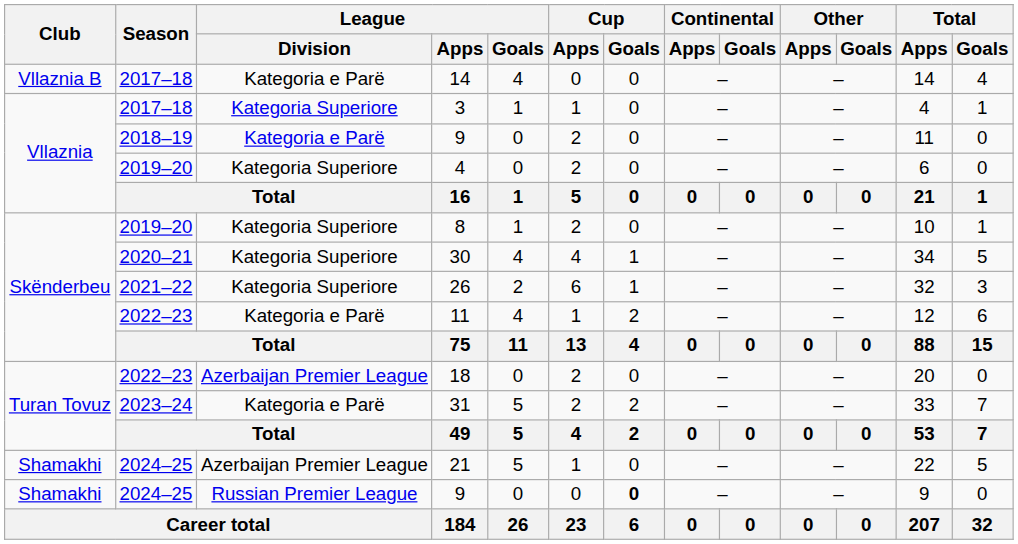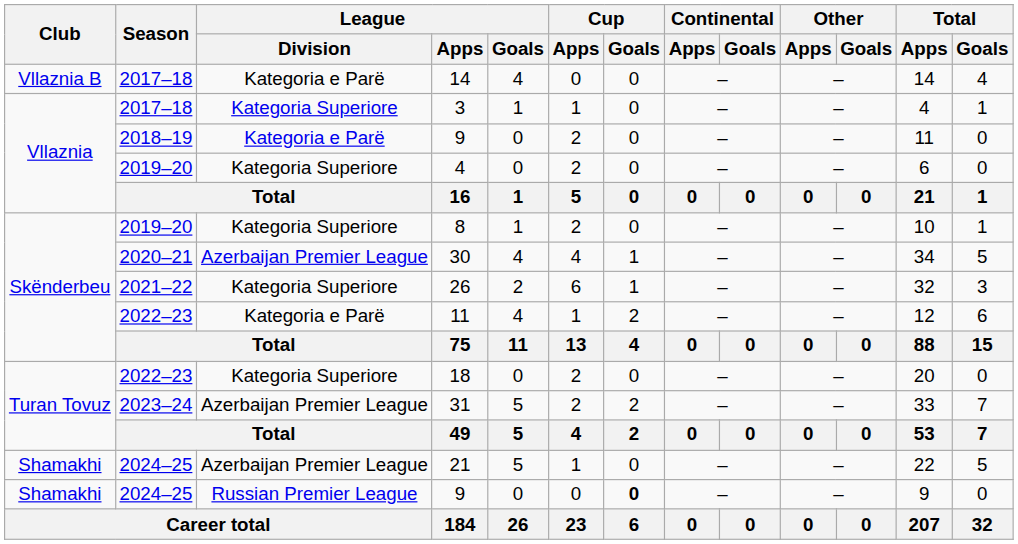(314, 256) Kategoria Superiore -> (314, 256) Azerbaijan Premier League
(314, 375) Azerbaijan Premier League -> (314, 375) Kategoria Superiore
(314, 405) Kategoria e Parë -> (314, 405) Azerbaijan Premier League
